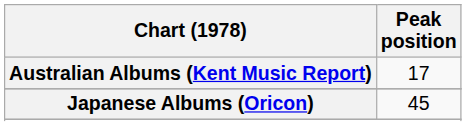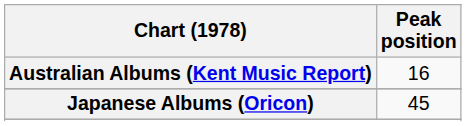(419, 72) 17 -> (419, 72) 16
